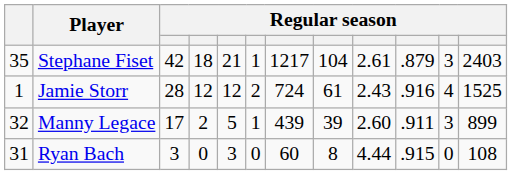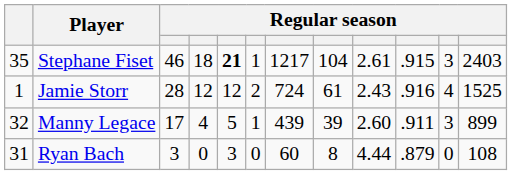(174, 60) 42 -> (174, 60) 46
(232, 60) normal -> (232, 60) bold
(417, 60) .879 -> (417, 60) .915
(203, 122) 2 -> (203, 122) 4
(417, 154) .915 -> (417, 154) .879
